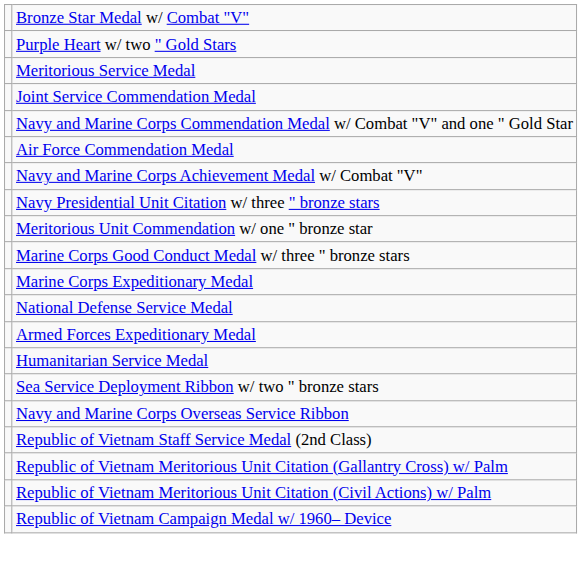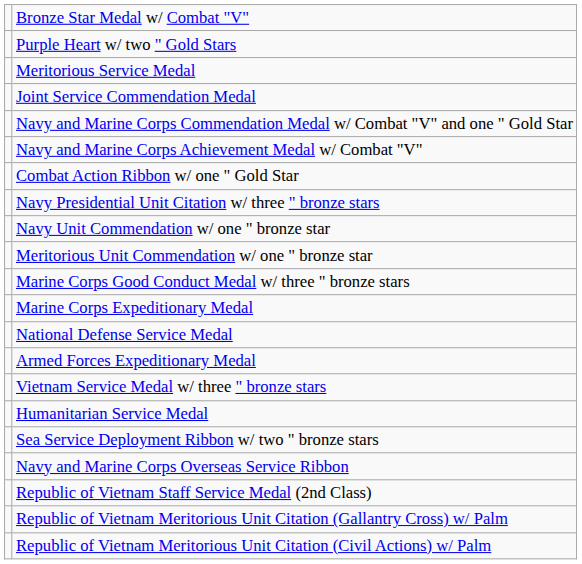- row: (125, 149)
+ row: (157, 176)
+ row: (173, 228)
+ row: (171, 387)
- row: (204, 519)
